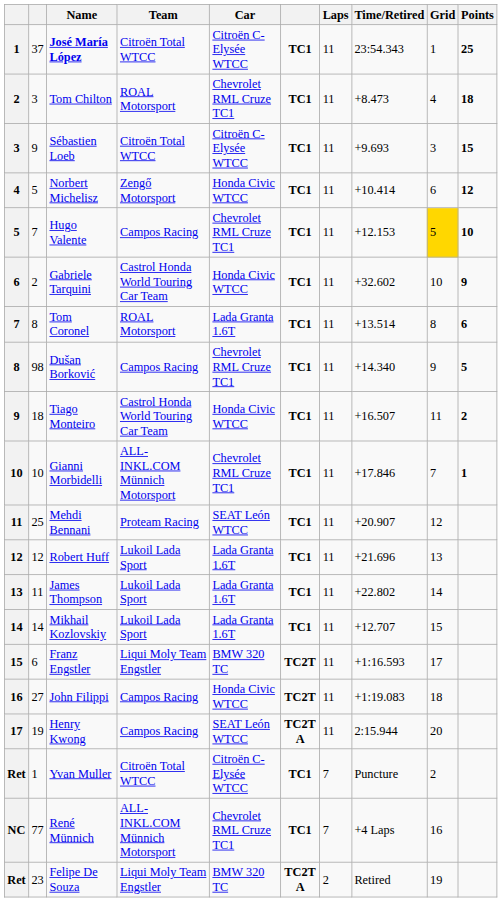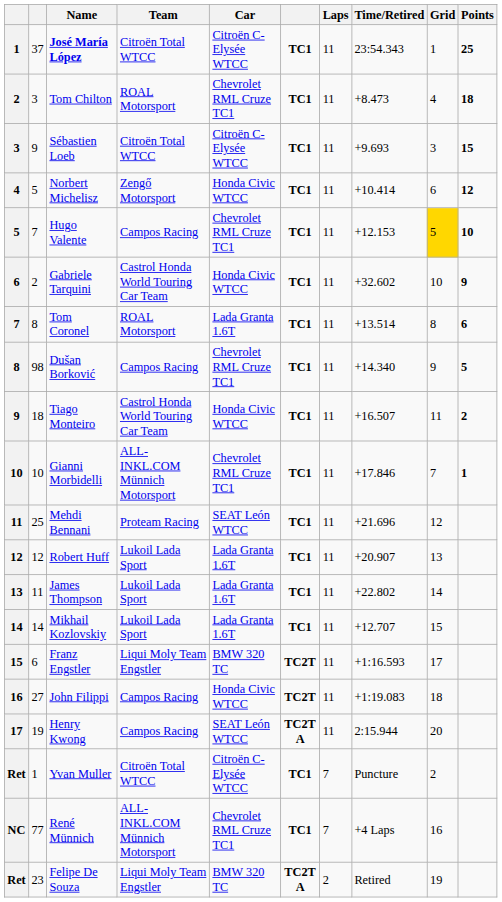(375, 522) +20.907 -> (375, 522) +21.696
(375, 557) +21.696 -> (375, 557) +20.907
